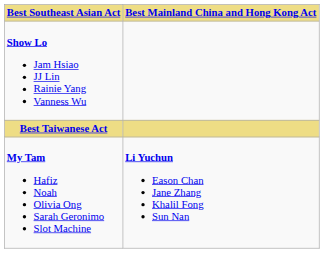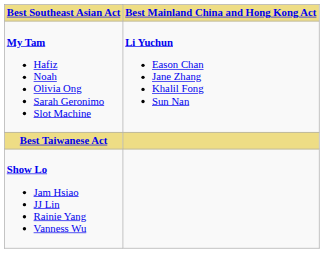rows swapped: (64, 193) <-> (64, 71)
